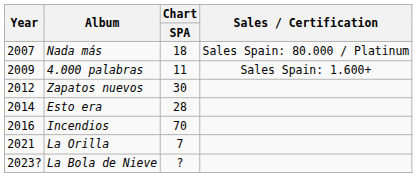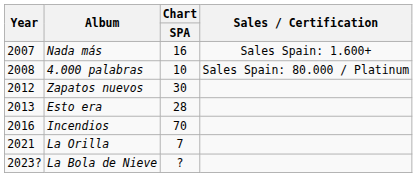(180, 51) 18 -> (180, 51) 16
(306, 51) Sales Spain: 80.000 / Platinum -> (306, 51) Sales Spain: 1.600+
(21, 70) 2009 -> (21, 70) 2008
(180, 70) 11 -> (180, 70) 10
(306, 70) Sales Spain: 1.600+ -> (306, 70) Sales Spain: 80.000 / Platinum
(21, 107) 2014 -> (21, 107) 2013
